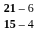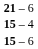+ row: (19, 41)
